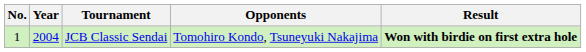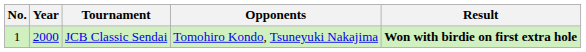(46, 37) 2004 -> (46, 37) 2000
